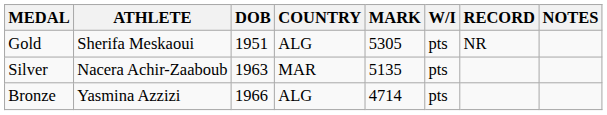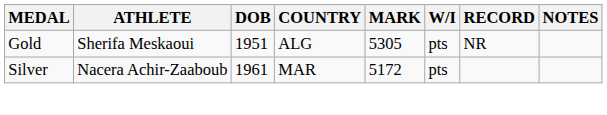(252, 69) 1963 -> (252, 69) 1961
(385, 69) 5135 -> (385, 69) 5172
- row: (32, 95)
